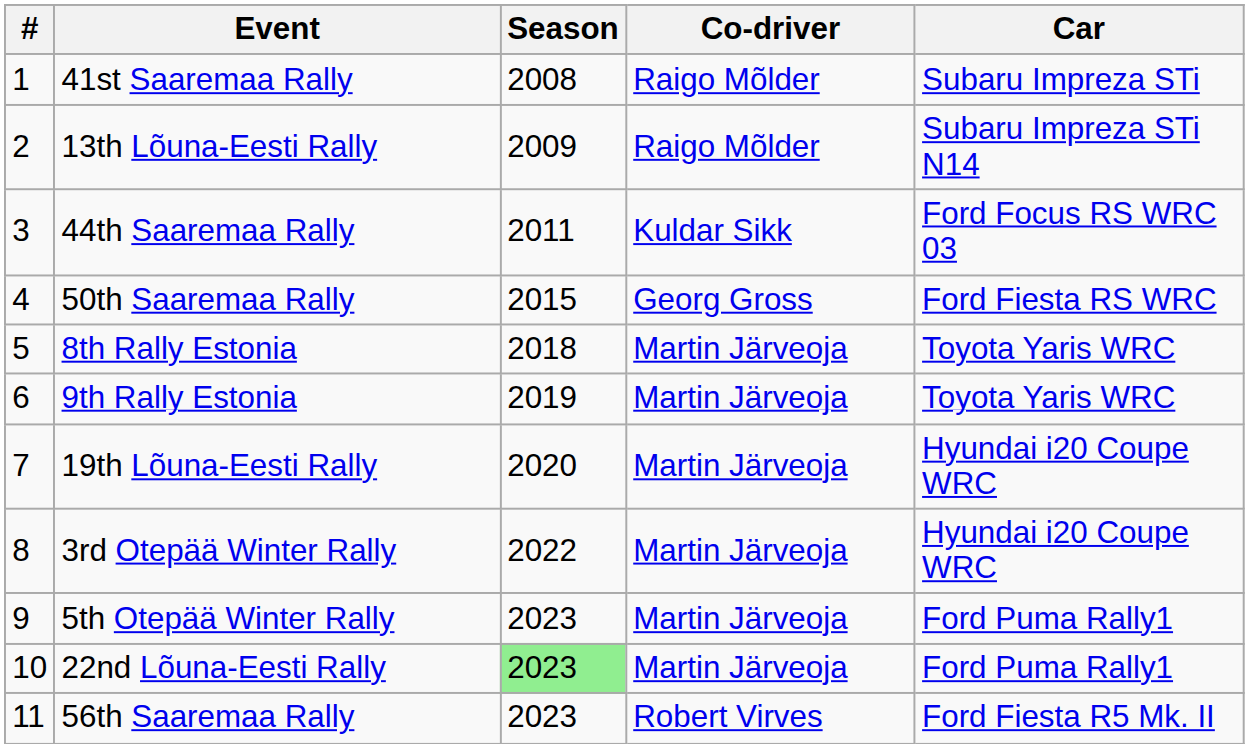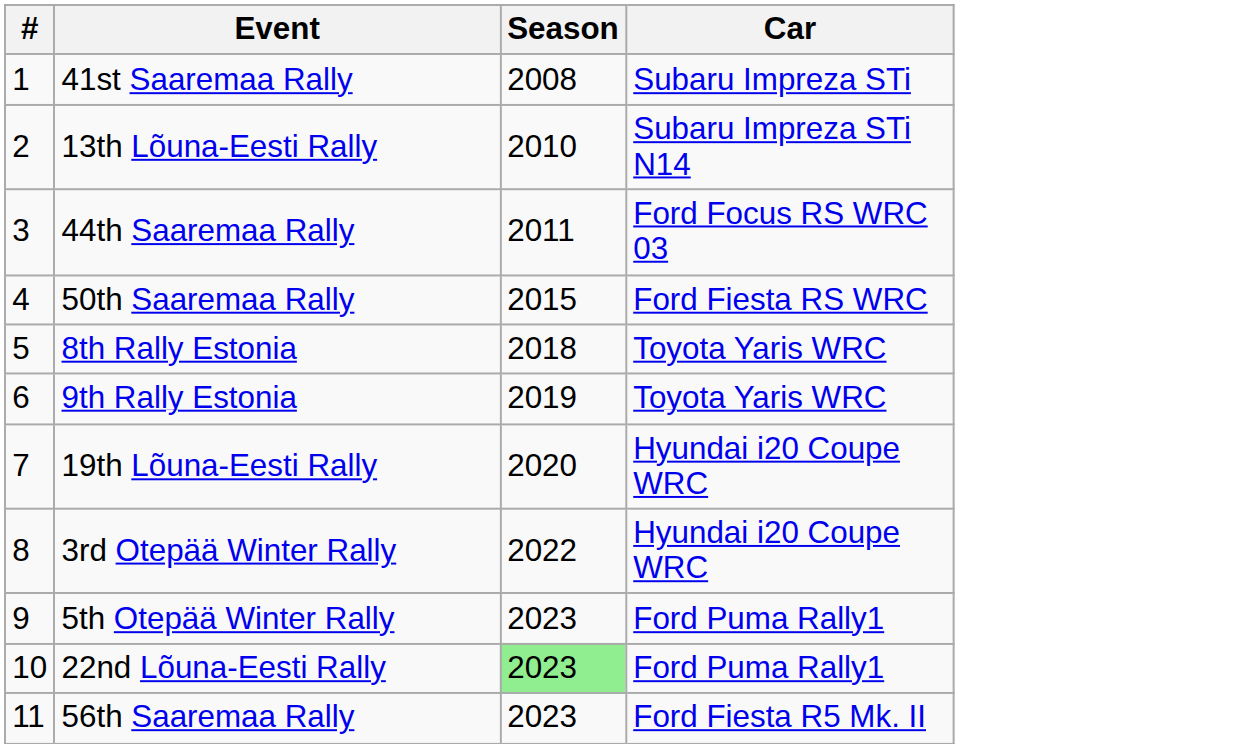- column: (770, 29)
(542, 146) 2009 -> (542, 146) 2010
